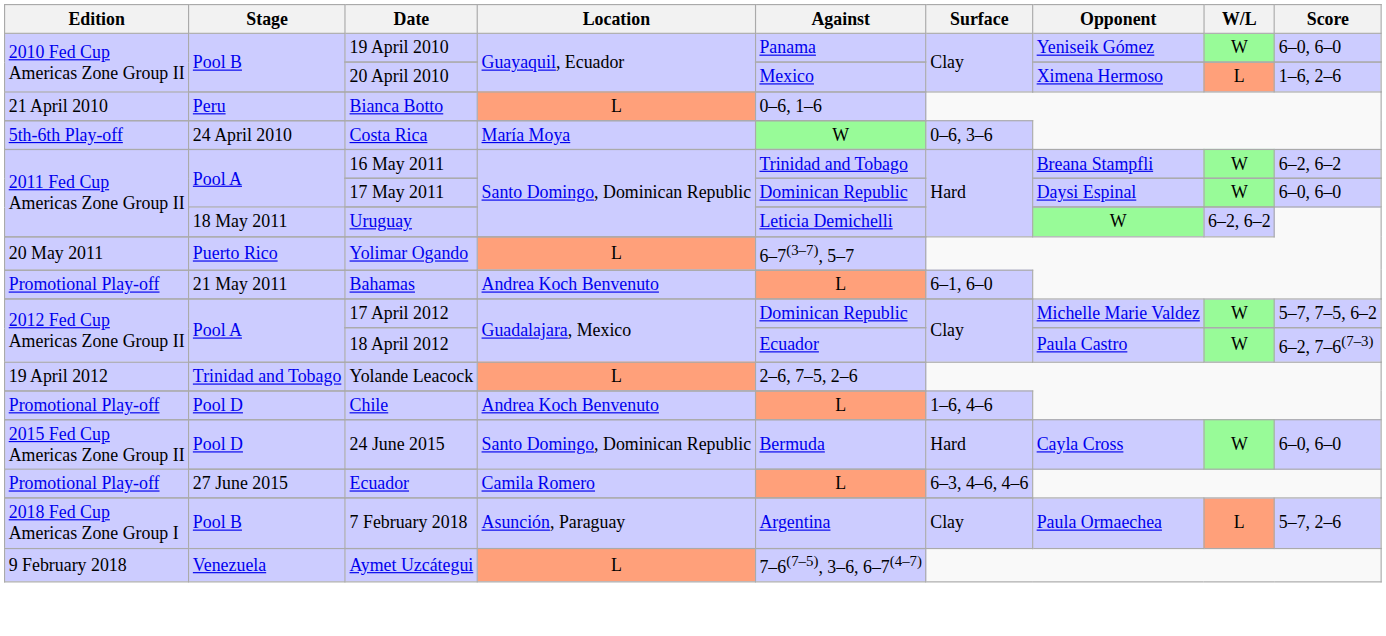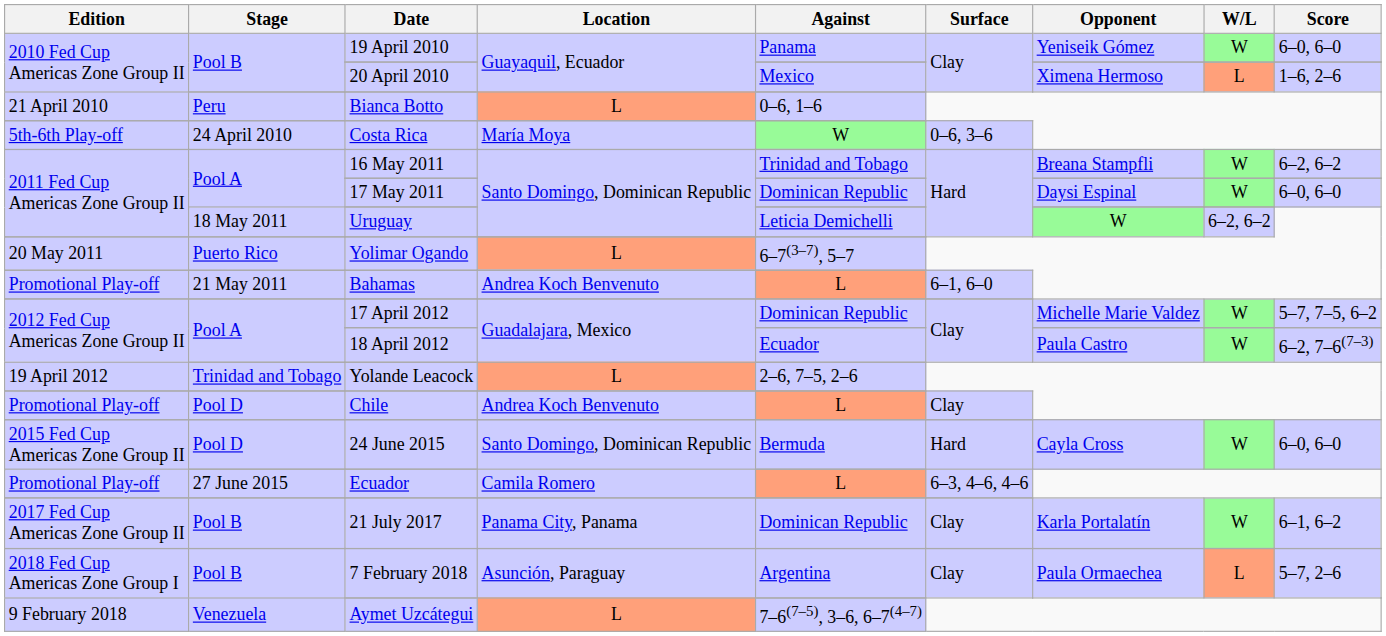(961, 404) 1–6, 4–6 -> (947, 404) Clay
+ row: (396, 522)
